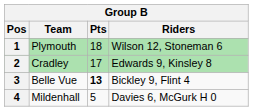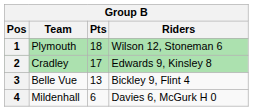(96, 81) bold -> (96, 81) normal
(93, 98) 5 -> (93, 98) 6
